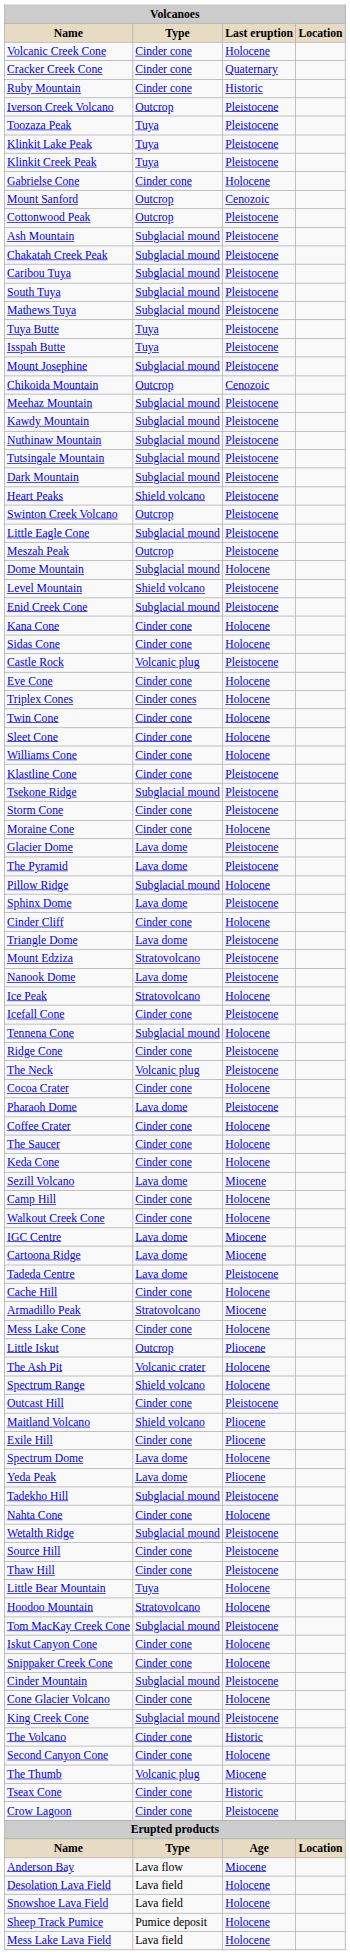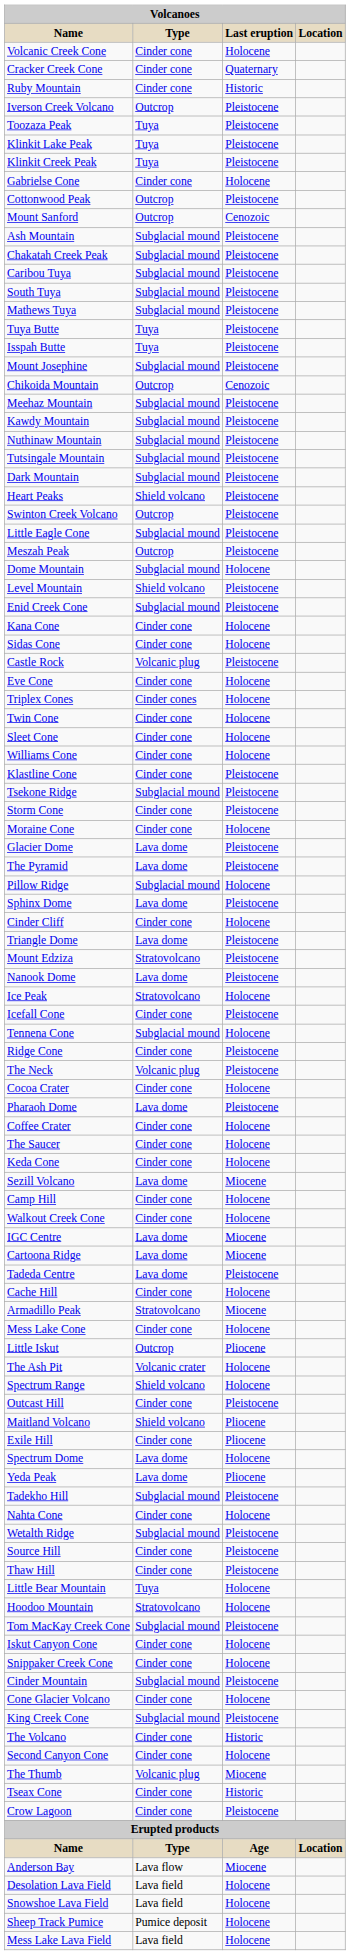rows swapped: (43, 199) <-> (49, 218)
